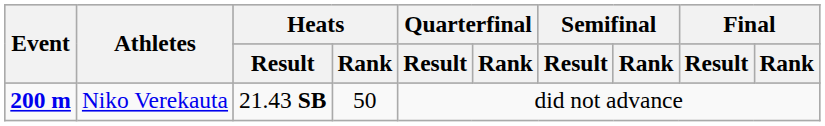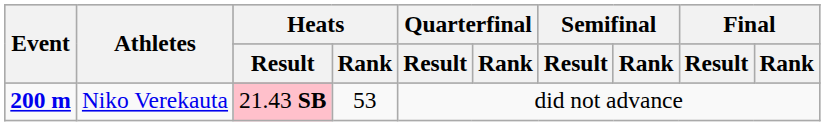(283, 101) no background -> (283, 101) pink background
(365, 101) 50 -> (365, 101) 53
